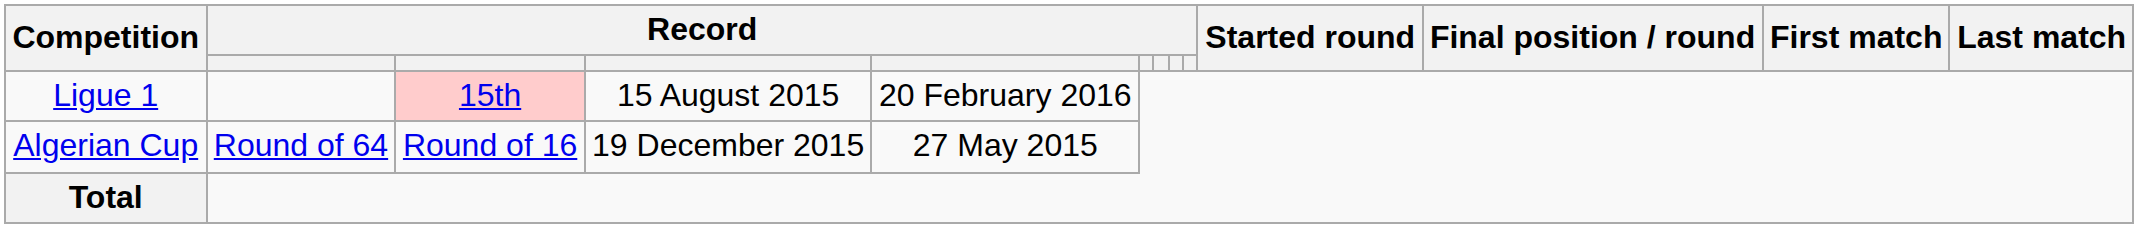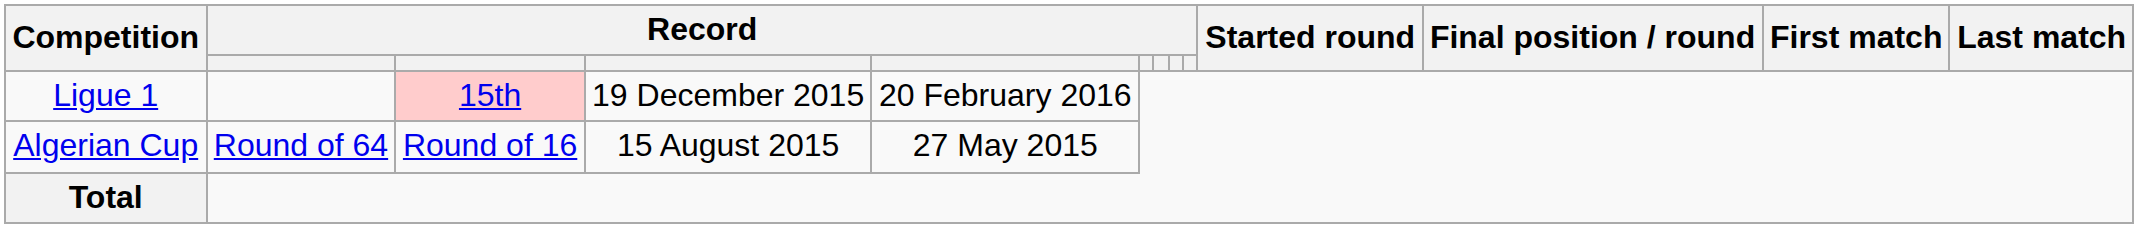(728, 95) 15 August 2015 -> (728, 95) 19 December 2015
(728, 146) 19 December 2015 -> (728, 146) 15 August 2015
